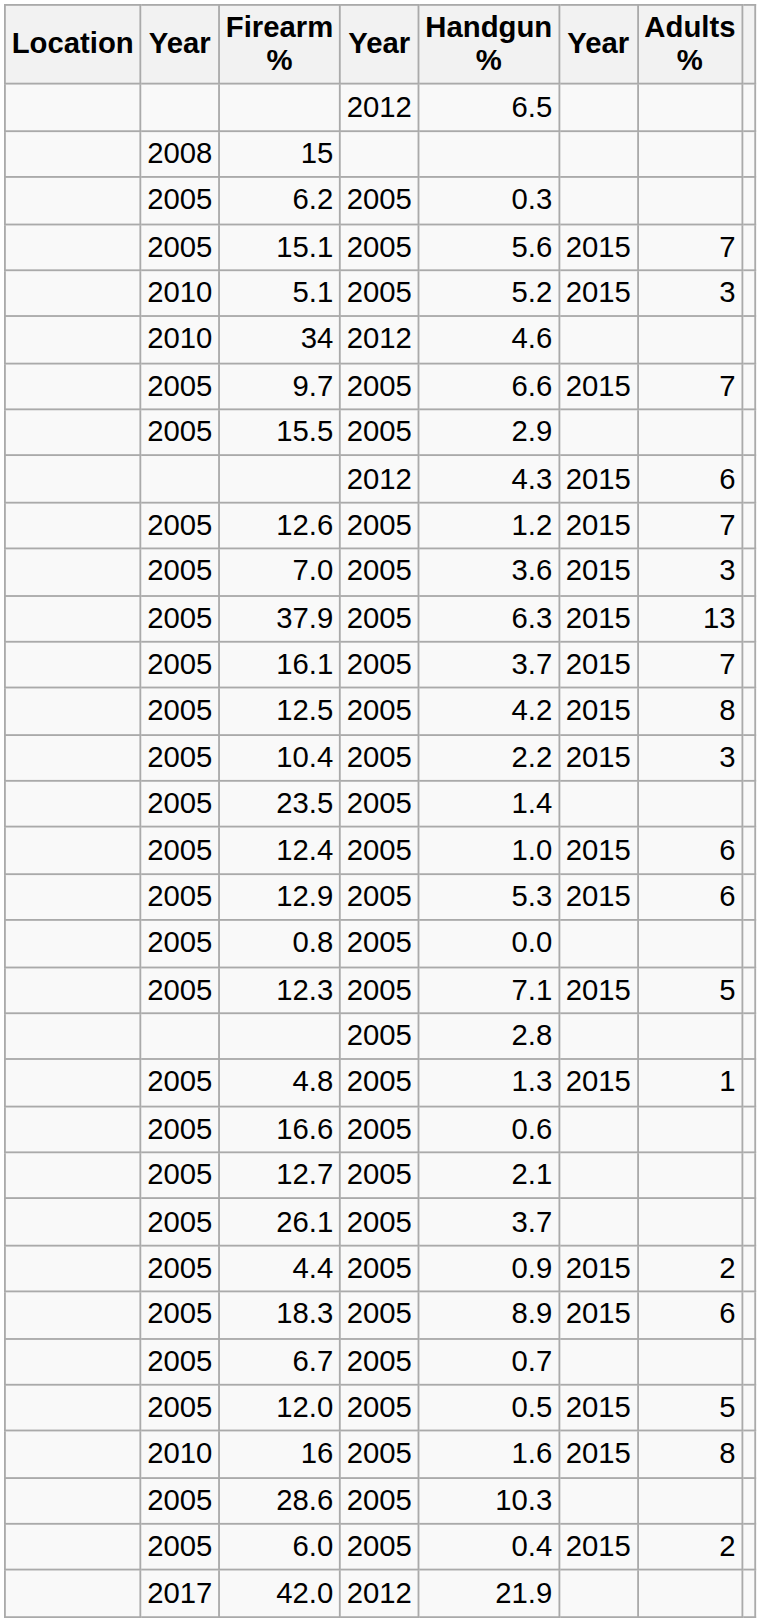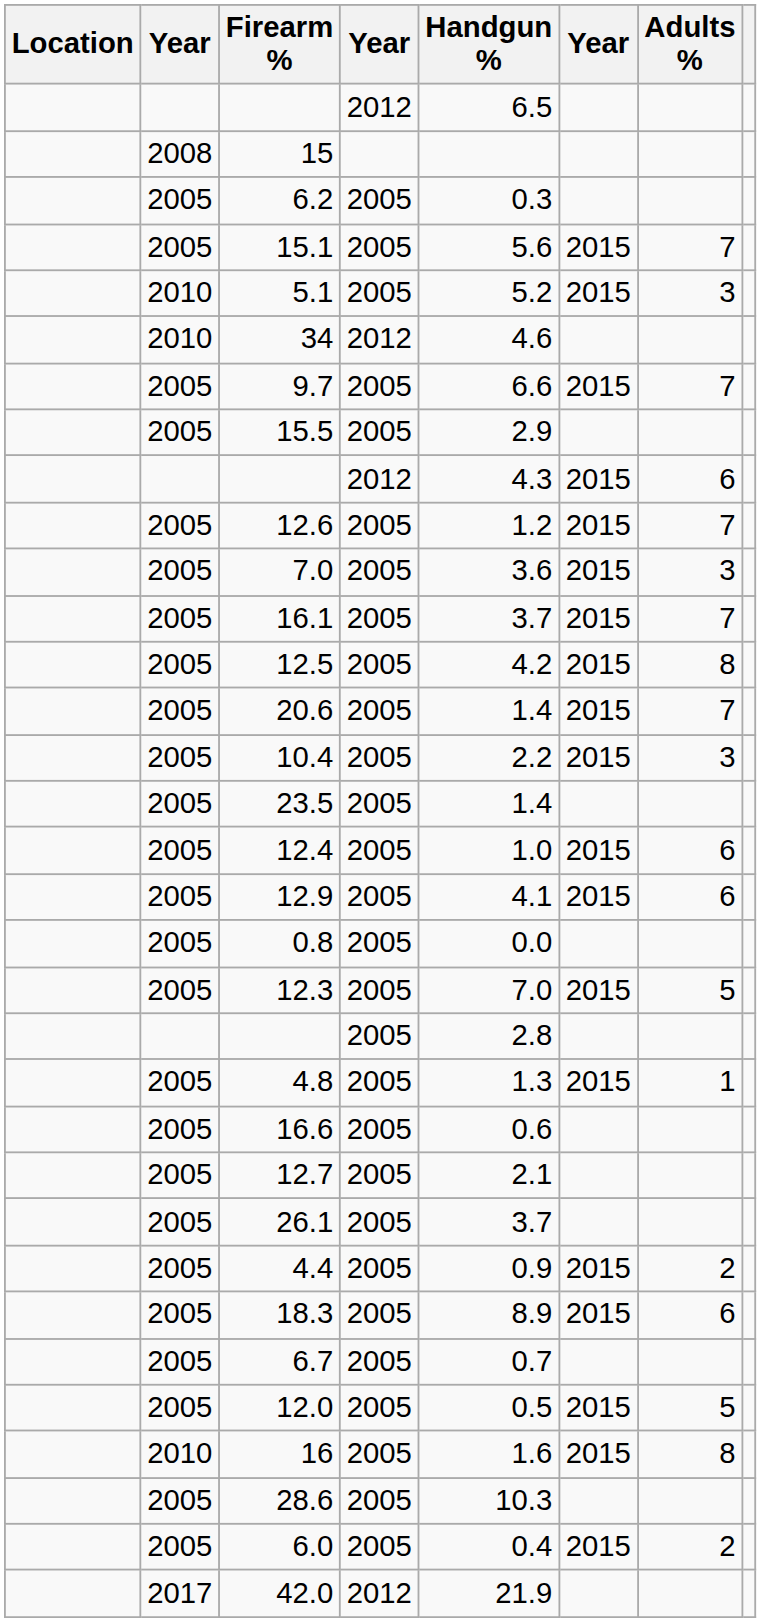- row: (305, 617)
+ row: (305, 710)
(532, 896) 5.3 -> (532, 896) 4.1
(532, 989) 7.1 -> (532, 989) 7.0
